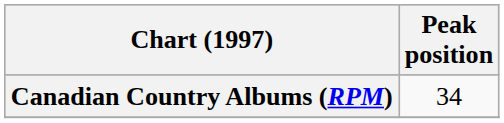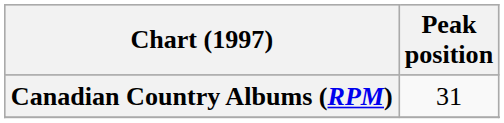(449, 95) 34 -> (449, 95) 31
